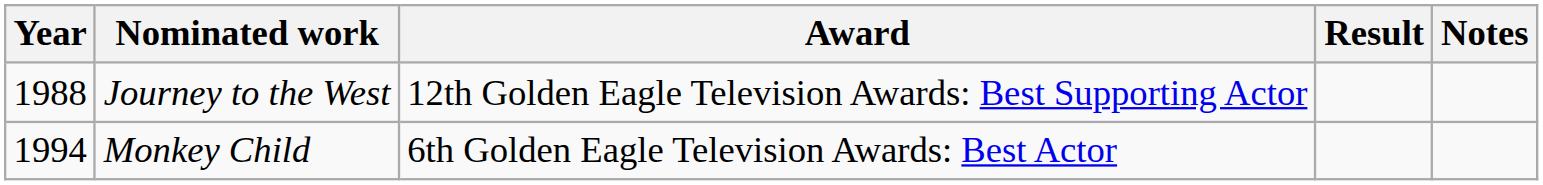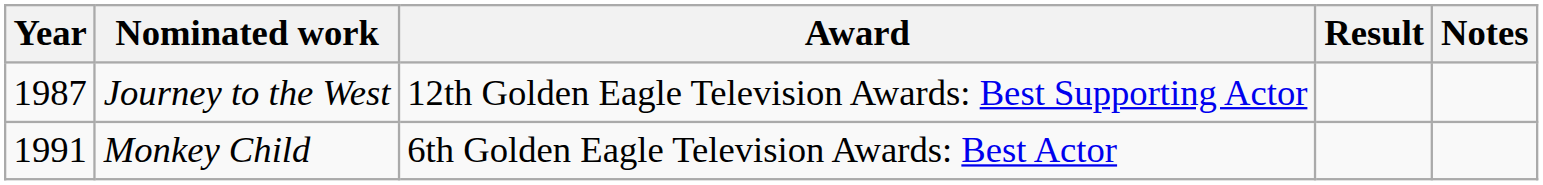(50, 91) 1988 -> (50, 91) 1987
(50, 149) 1994 -> (50, 149) 1991
